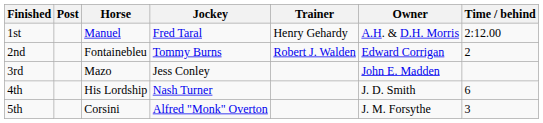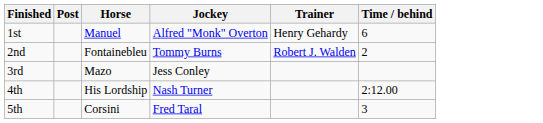- column: (410, 14)
(177, 33) Fred Taral -> (210, 33) Alfred "Monk" Overton
(483, 33) 2:12.00 -> (364, 33) 6
(468, 90) 6 -> (380, 90) 2:12.00
(210, 109) Alfred "Monk" Overton -> (177, 109) Fred Taral
